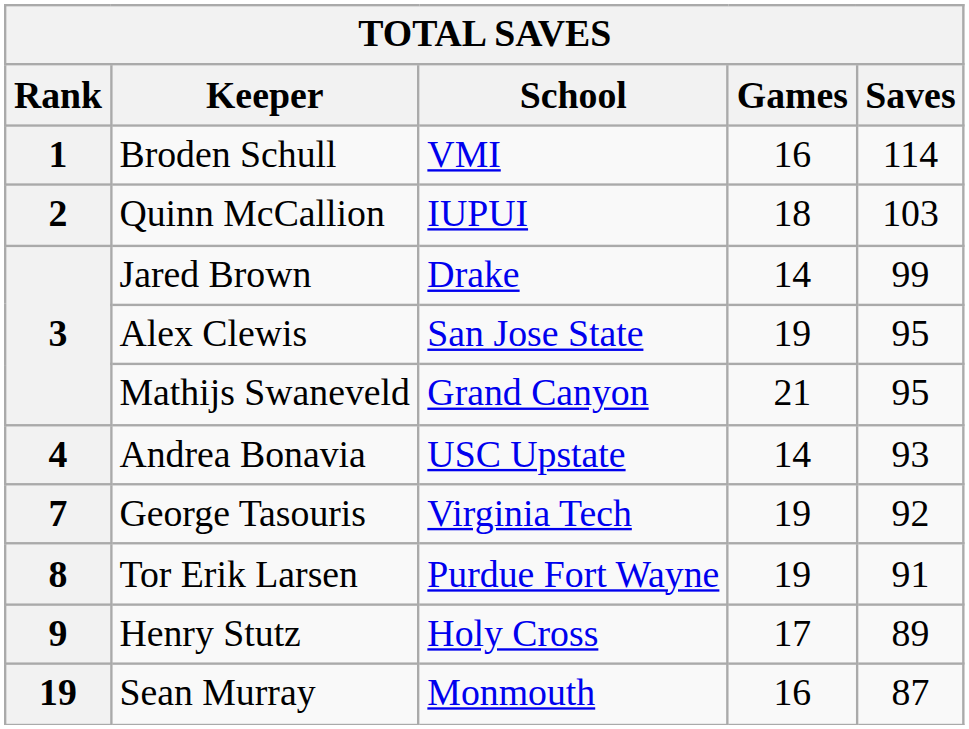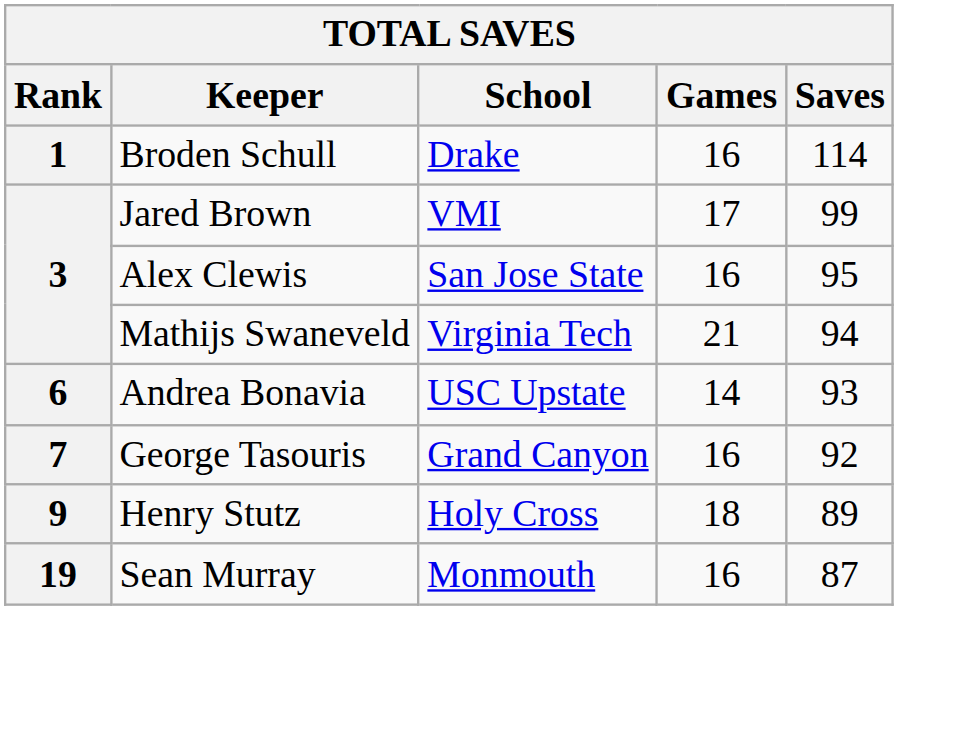(464, 154) VMI -> (473, 154) Drake
- row: (252, 214)
(473, 273) Drake -> (464, 214) VMI
(792, 273) 14 -> (722, 214) 17
(792, 333) 19 -> (722, 273) 16
(538, 393) Grand Canyon -> (530, 333) Virginia Tech
(910, 393) 95 -> (840, 333) 94
(58, 453) 4 -> (58, 393) 6
(530, 513) Virginia Tech -> (538, 453) Grand Canyon
(792, 513) 19 -> (722, 453) 16
- row: (239, 573)
(792, 633) 17 -> (722, 513) 18
